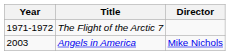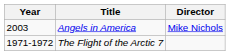rows swapped: (110, 27) <-> (97, 43)
